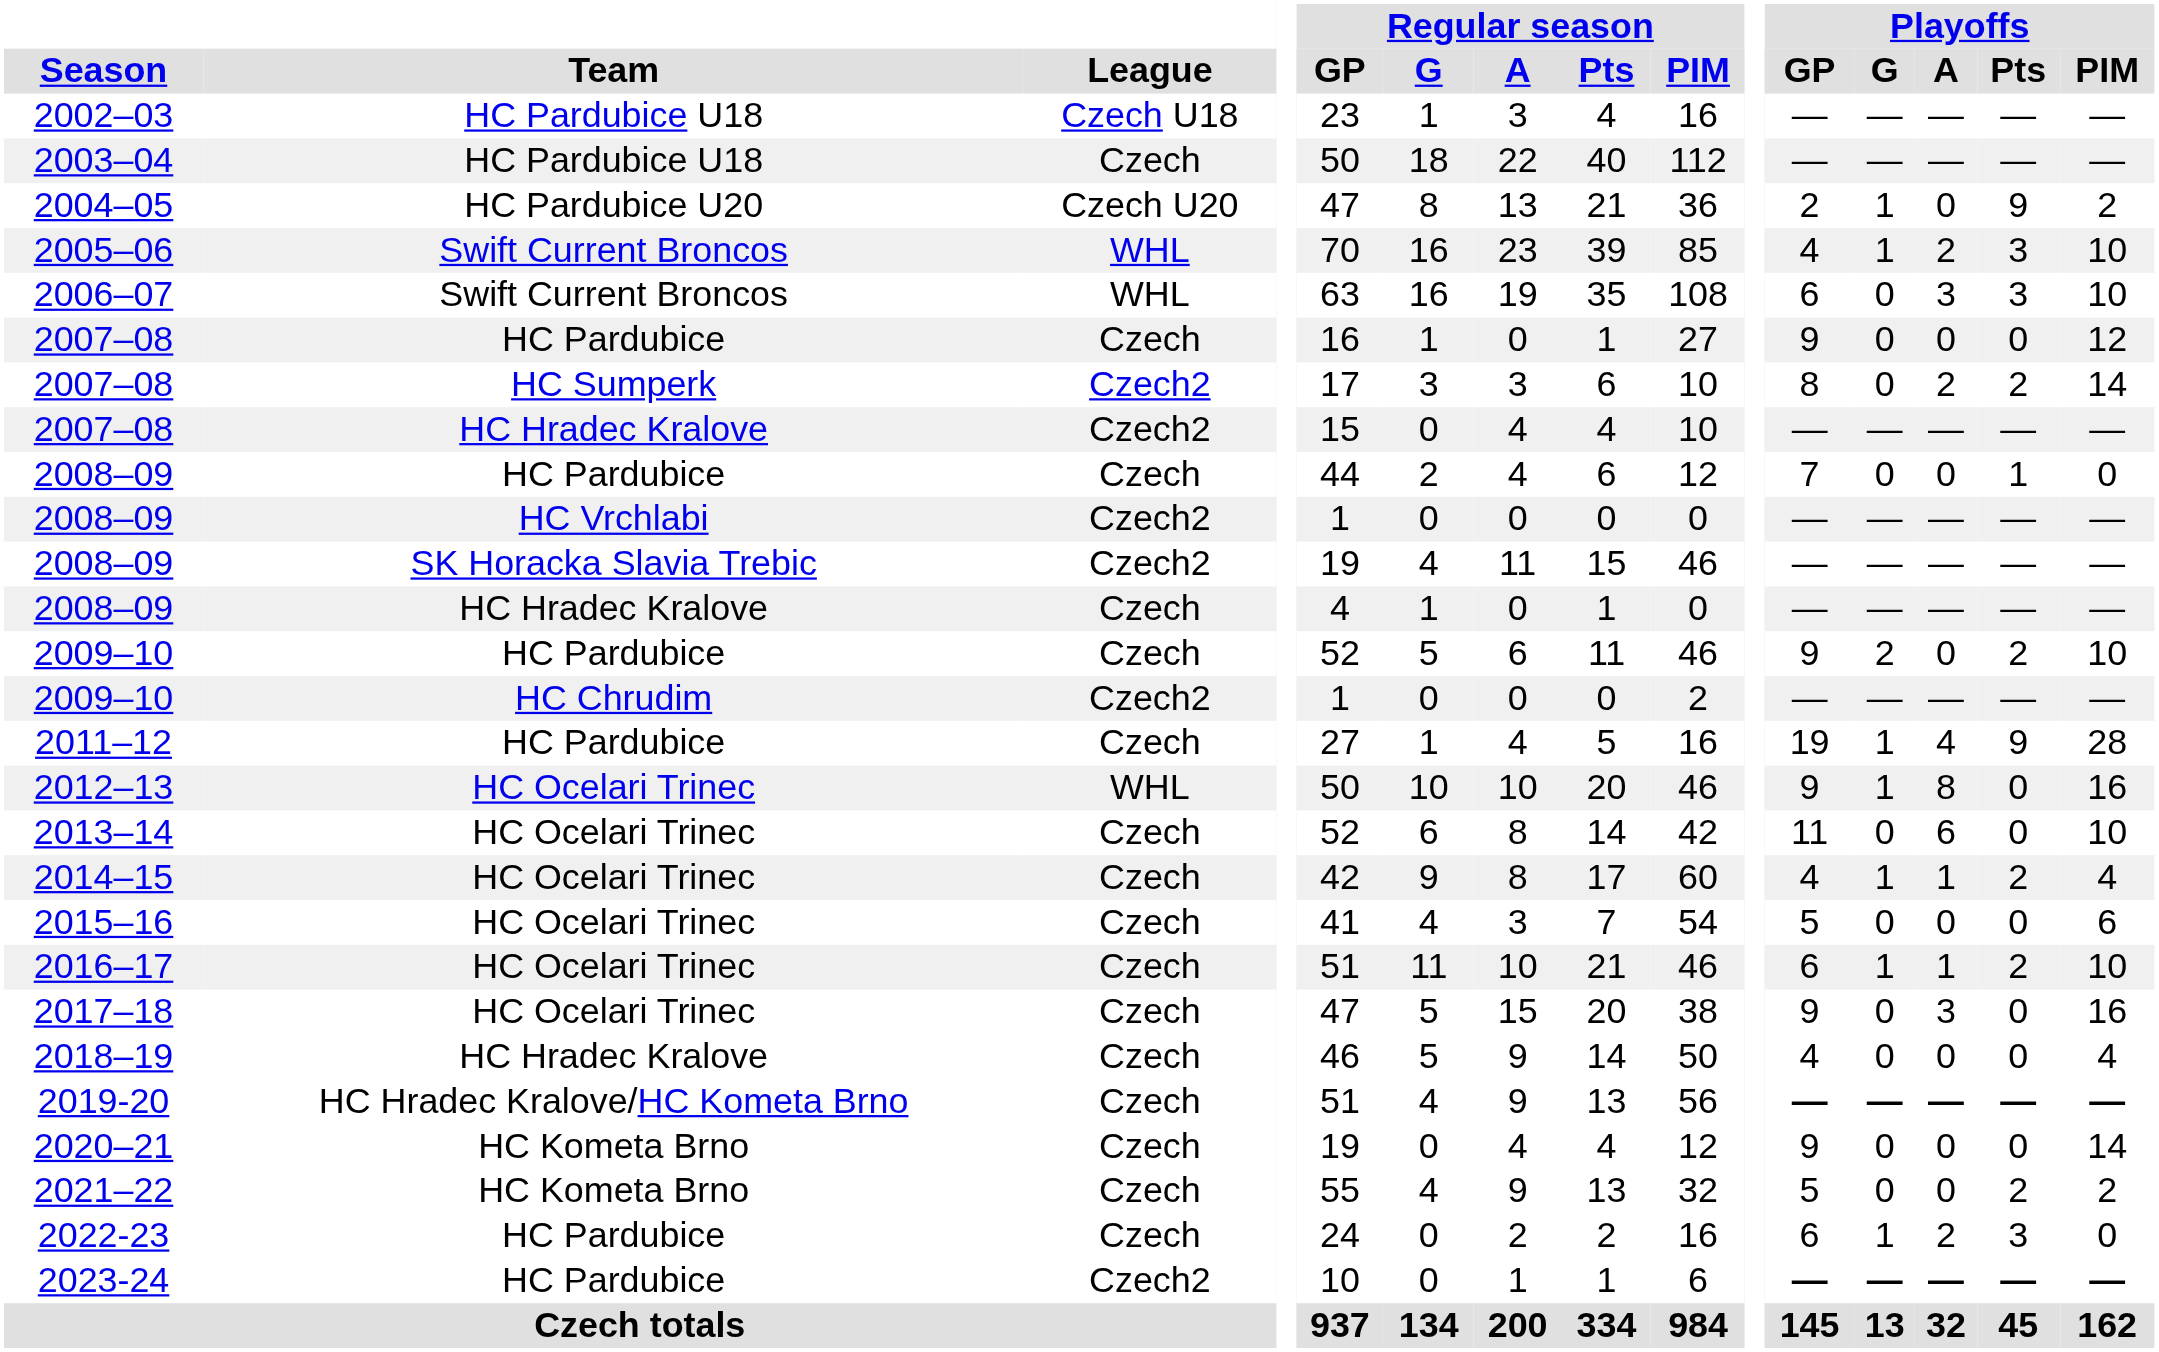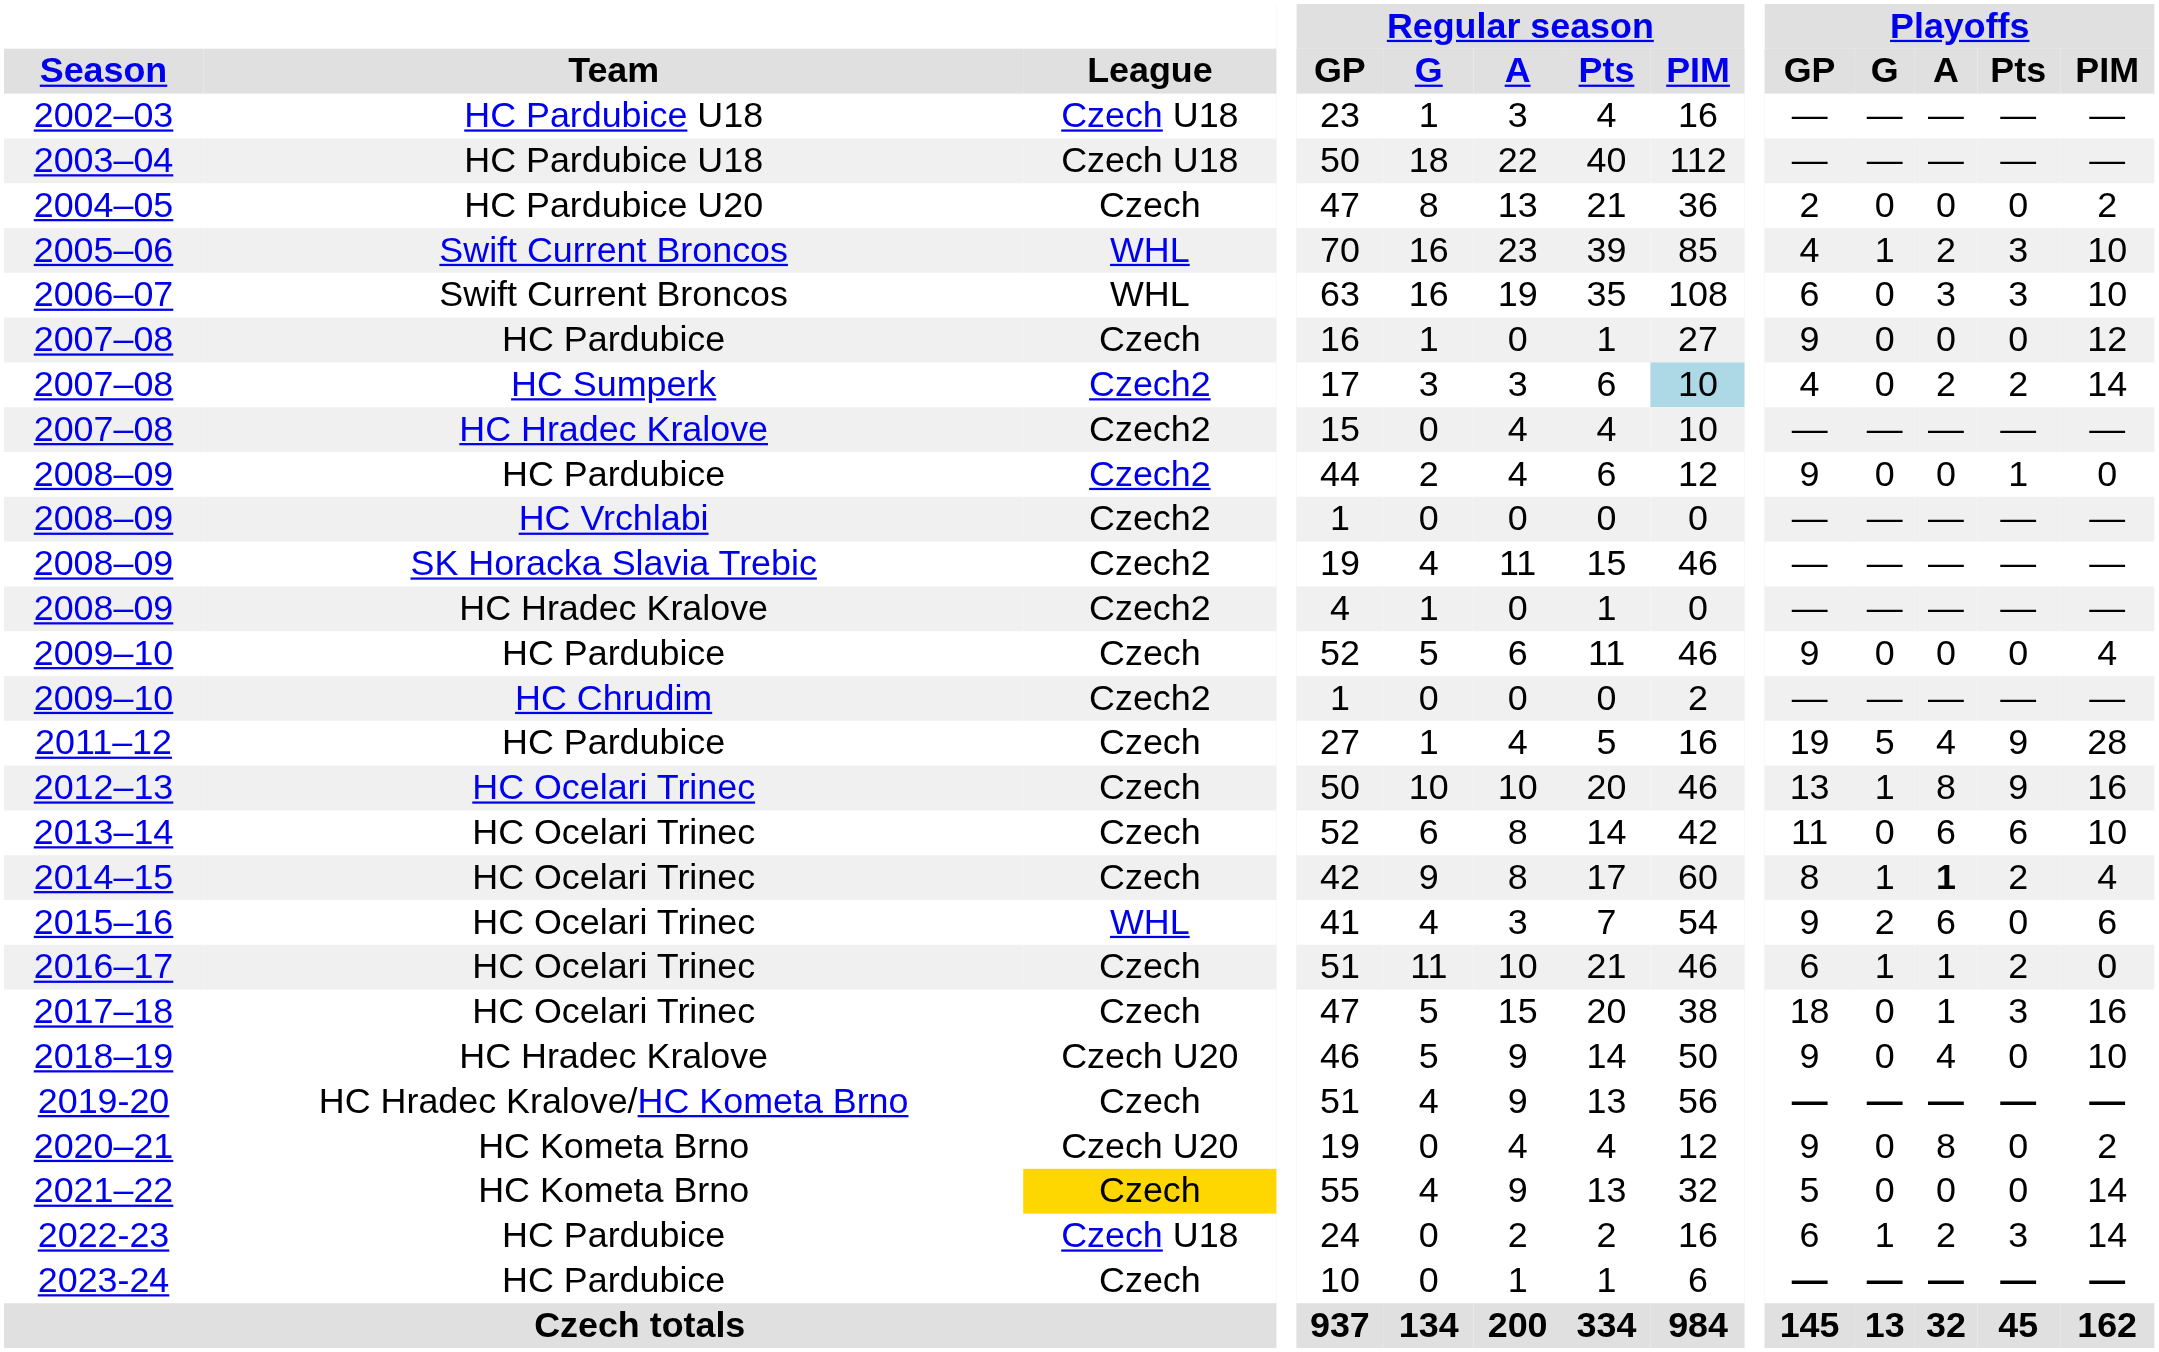(1150, 160) Czech -> (1150, 160) Czech U18
(1150, 204) Czech U20 -> (1150, 204) Czech
(1885, 204) 1 -> (1885, 204) 0
(2018, 204) 9 -> (2018, 204) 0
(1698, 384) no background -> (1698, 384) lightblue background
(1810, 384) 8 -> (1810, 384) 4
(1150, 473) Czech -> (1150, 473) Czech2
(1810, 473) 7 -> (1810, 473) 9
(1150, 608) Czech -> (1150, 608) Czech2
(1885, 652) 2 -> (1885, 652) 0
(2018, 652) 2 -> (2018, 652) 0
(2107, 652) 10 -> (2107, 652) 4
(1885, 742) 1 -> (1885, 742) 5
(1150, 787) WHL -> (1150, 787) Czech
(1810, 787) 9 -> (1810, 787) 13
(2018, 787) 0 -> (2018, 787) 9
(2018, 832) 0 -> (2018, 832) 6
(1810, 876) 4 -> (1810, 876) 8
(1946, 876) normal -> (1946, 876) bold
(1150, 921) Czech -> (1150, 921) WHL
(1810, 921) 5 -> (1810, 921) 9
(1885, 921) 0 -> (1885, 921) 2
(1946, 921) 0 -> (1946, 921) 6
(2107, 966) 10 -> (2107, 966) 0
(1810, 1011) 9 -> (1810, 1011) 18
(1946, 1011) 3 -> (1946, 1011) 1
(2018, 1011) 0 -> (2018, 1011) 3
(1150, 1056) Czech -> (1150, 1056) Czech U20
(1810, 1056) 4 -> (1810, 1056) 9
(1946, 1056) 0 -> (1946, 1056) 4
(2107, 1056) 4 -> (2107, 1056) 10
(1150, 1145) Czech -> (1150, 1145) Czech U20
(1946, 1145) 0 -> (1946, 1145) 8
(2107, 1145) 14 -> (2107, 1145) 2
(1150, 1190) no background -> (1150, 1190) gold background
(2018, 1190) 2 -> (2018, 1190) 0
(2107, 1190) 2 -> (2107, 1190) 14
(1150, 1235) Czech -> (1150, 1235) Czech U18
(2107, 1235) 0 -> (2107, 1235) 14
(1150, 1280) Czech2 -> (1150, 1280) Czech
